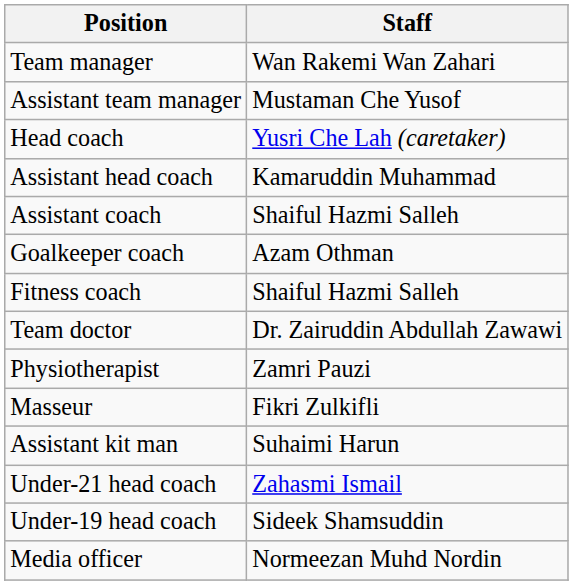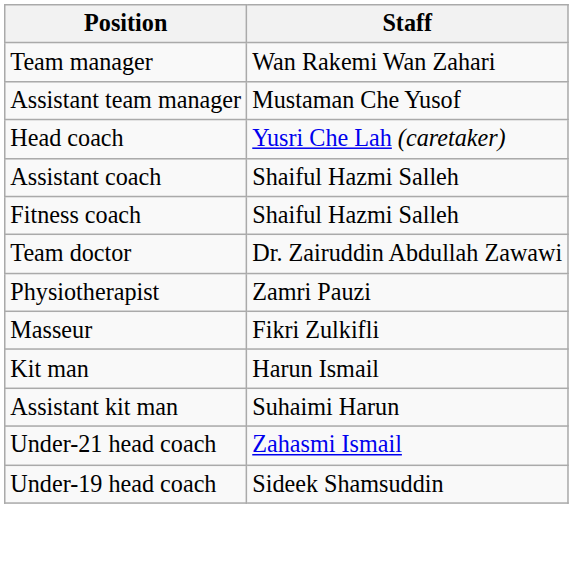- row: (112, 176)
- row: (97, 253)
+ row: (50, 368)
- row: (76, 560)
